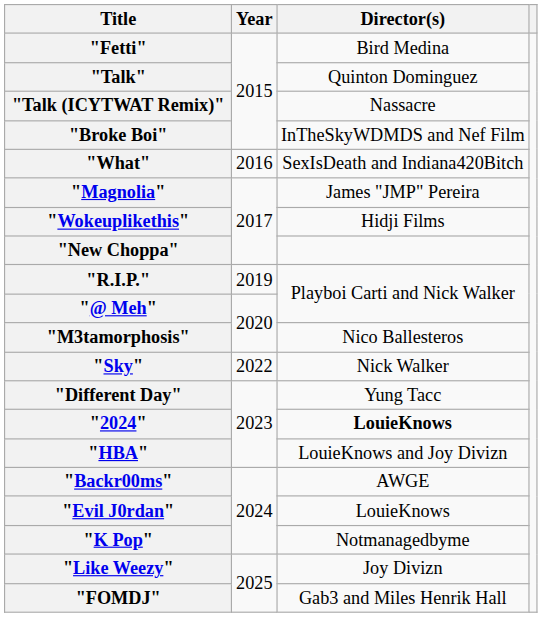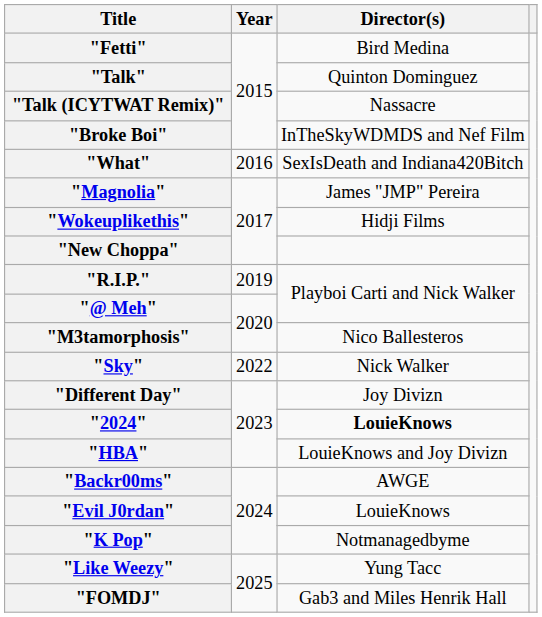(403, 395) Yung Tacc -> (403, 395) Joy Divizn
(403, 568) Joy Divizn -> (403, 568) Yung Tacc
